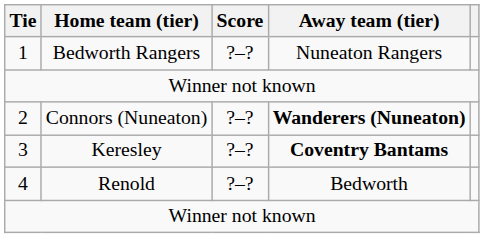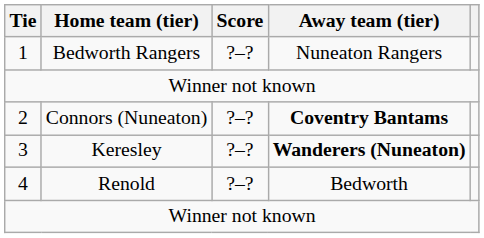(369, 117) Wanderers (Nuneaton) -> (369, 117) Coventry Bantams
(369, 150) Coventry Bantams -> (369, 150) Wanderers (Nuneaton)
